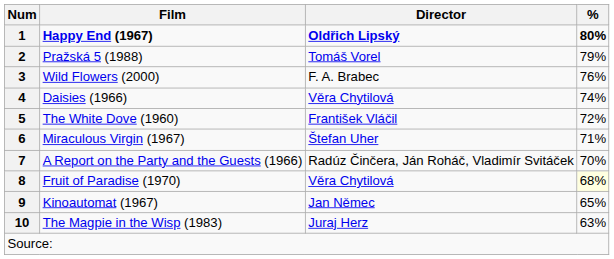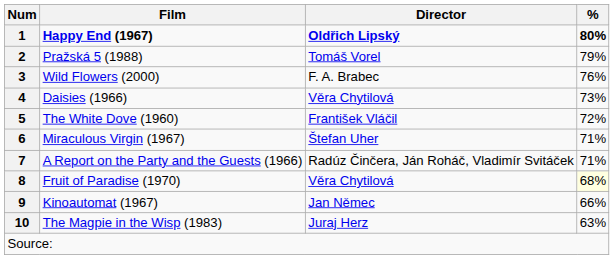(593, 98) 74% -> (593, 98) 73%
(593, 160) 70% -> (593, 160) 71%
(593, 202) 65% -> (593, 202) 66%
